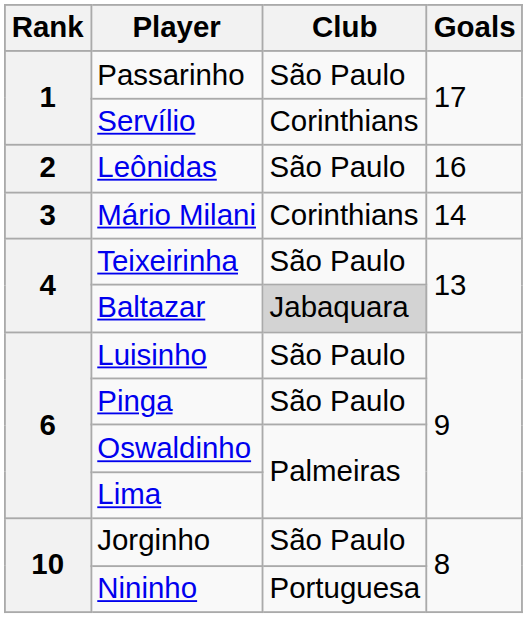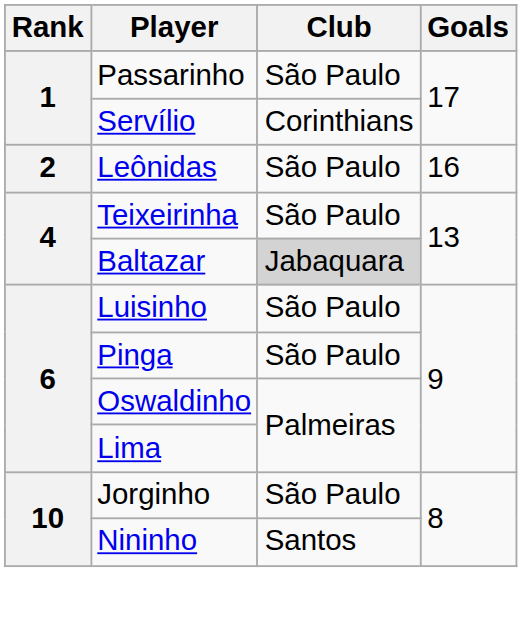- row: (177, 214)
(345, 588) Portuguesa -> (311, 541) Santos
